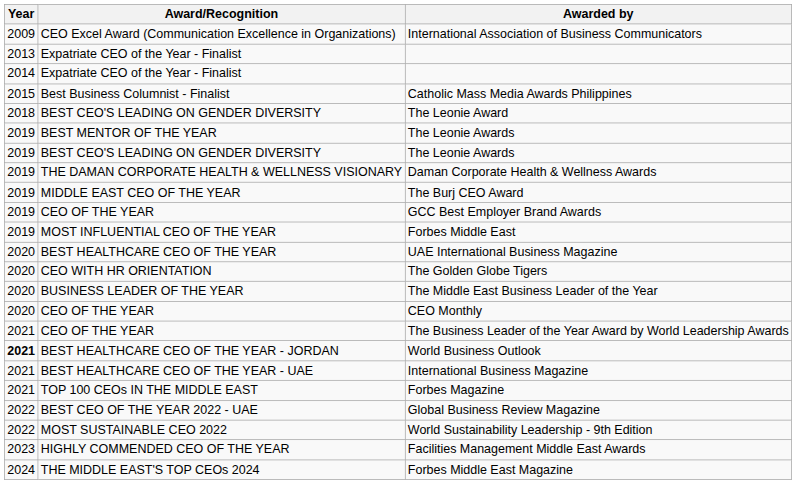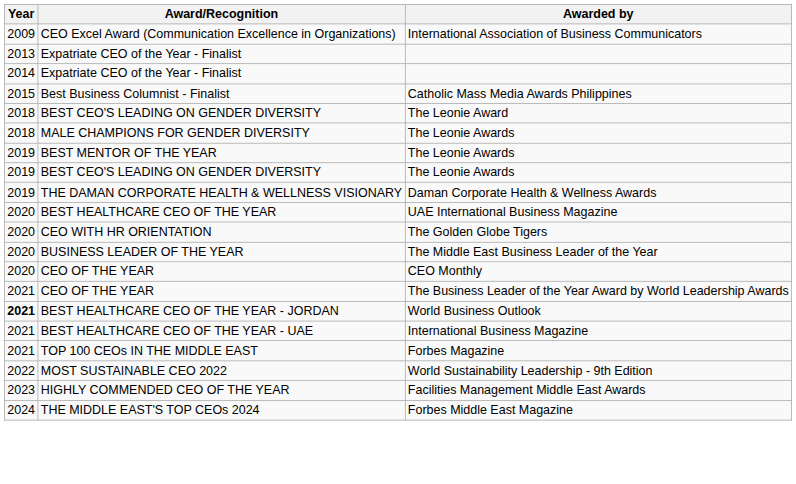+ row: (175, 133)
- row: (141, 192)
- row: (97, 212)
- row: (158, 232)
- row: (149, 410)
